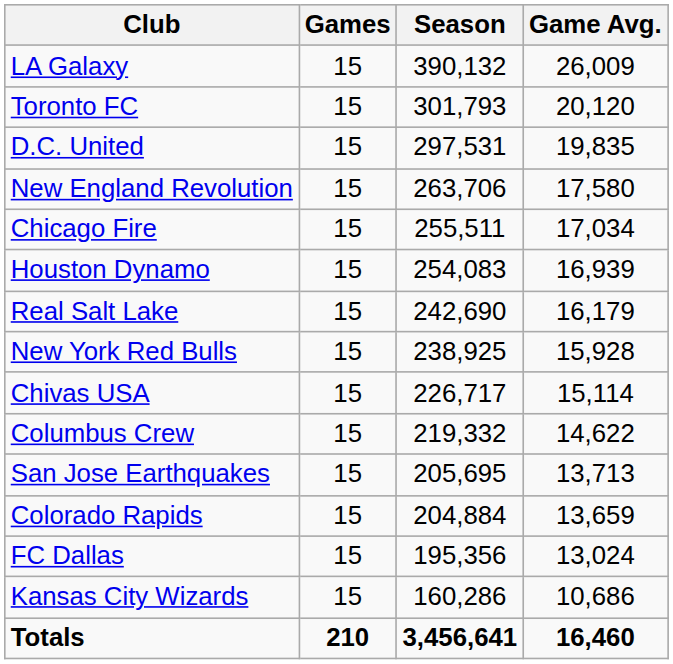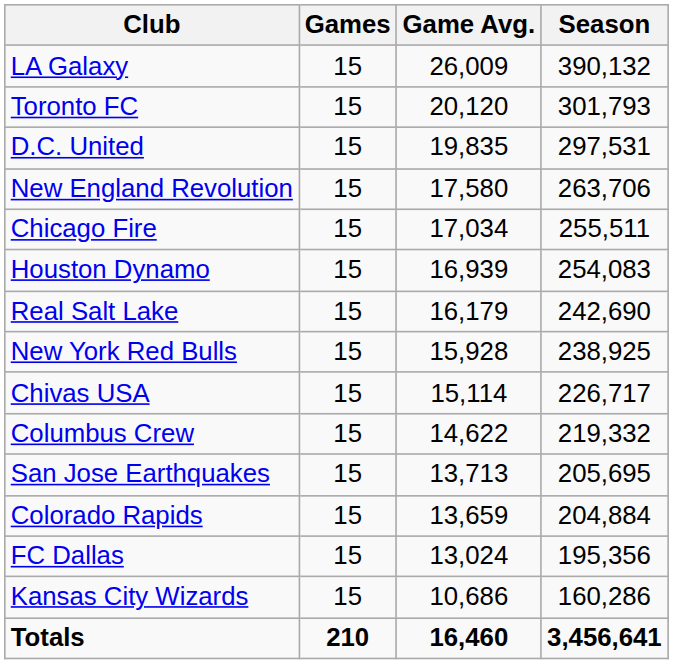columns swapped: (460, 24) <-> (595, 24)
